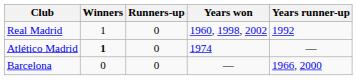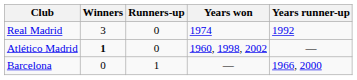(103, 30) 1 -> (103, 30) 3
(228, 30) 1960, 1998, 2002 -> (201, 30) 1974
(201, 48) 1974 -> (228, 48) 1960, 1998, 2002
(156, 65) 0 -> (156, 65) 1
